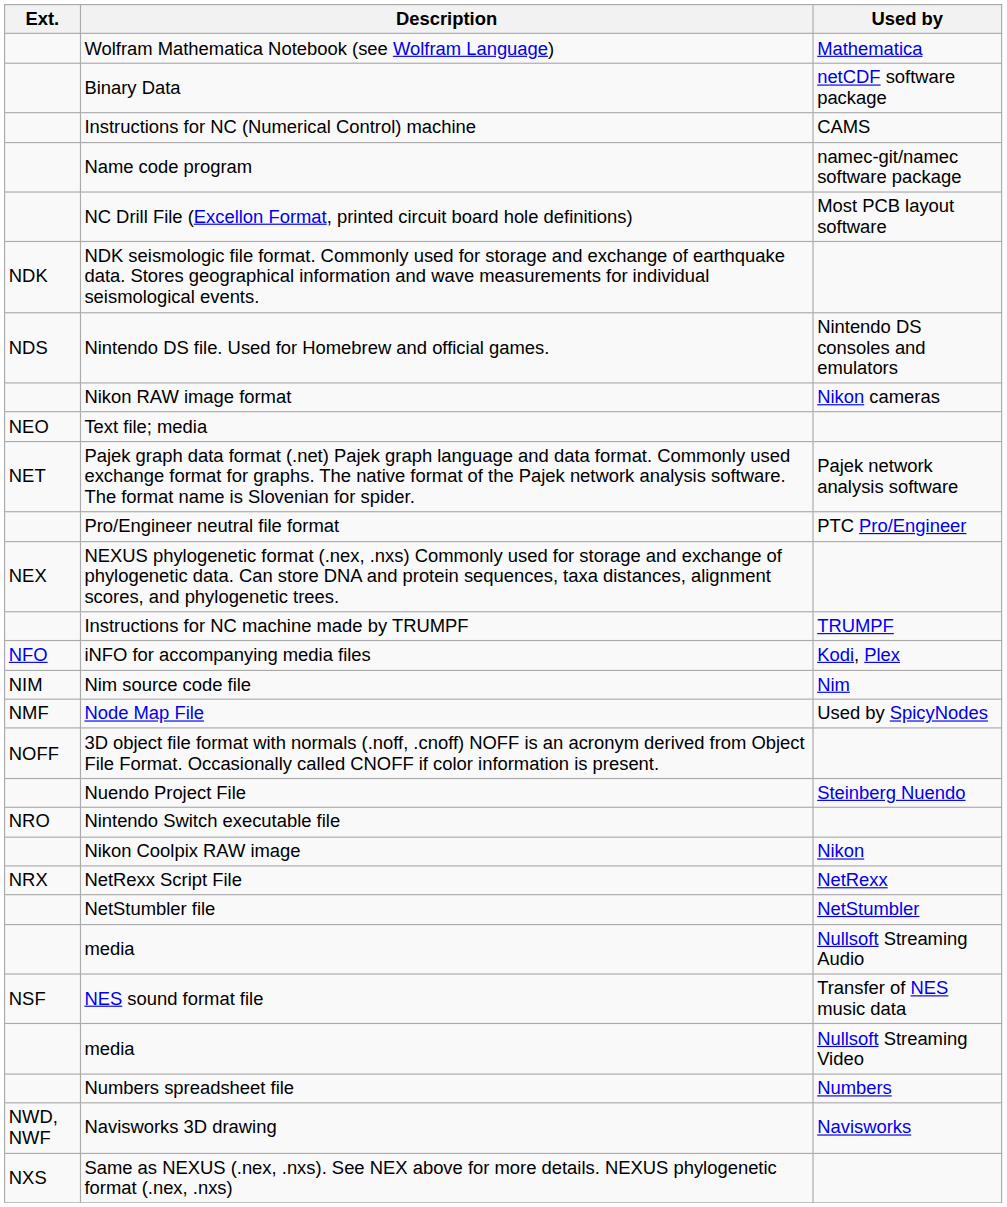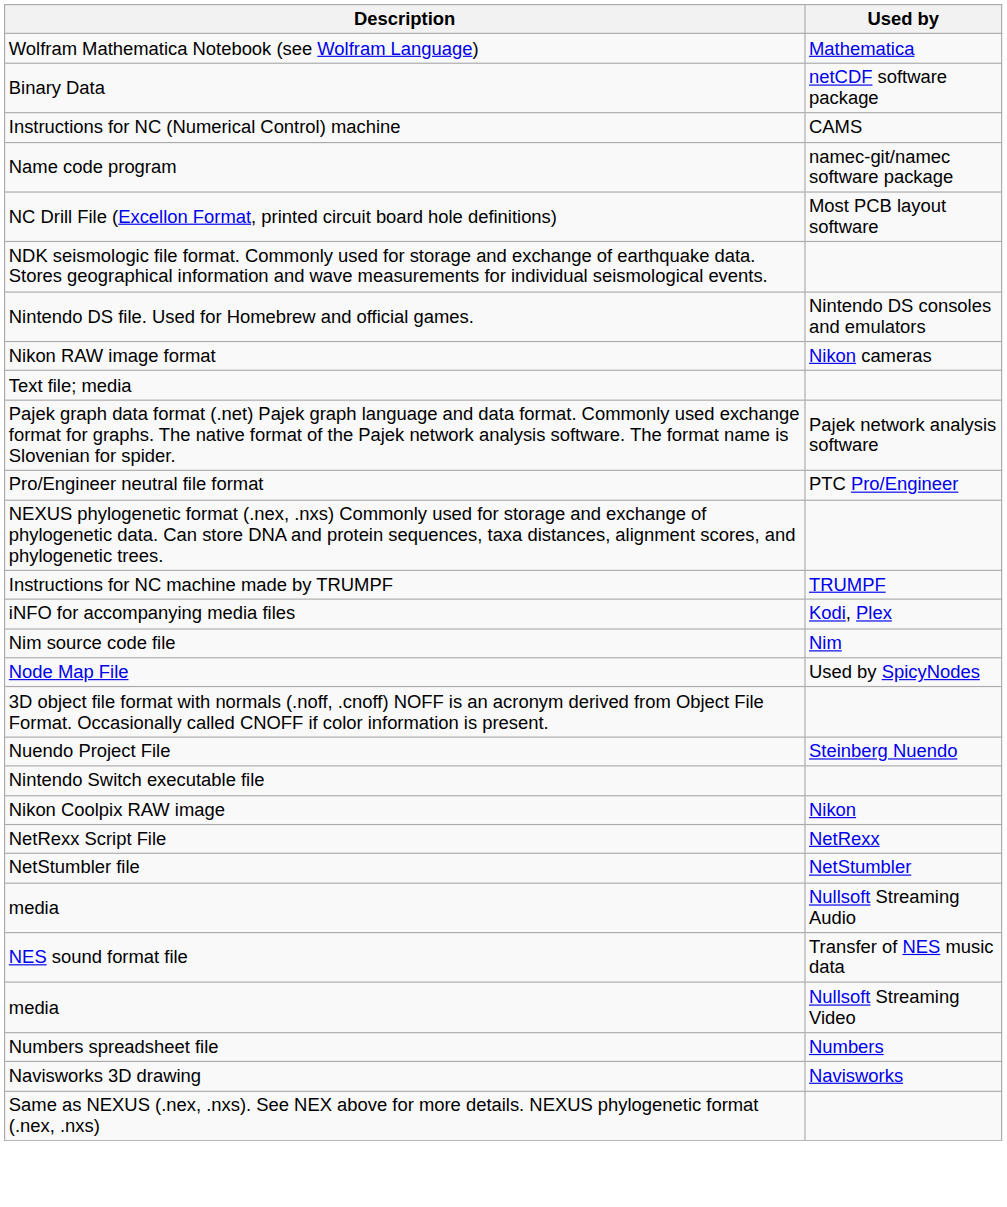- column: (42, 19)
